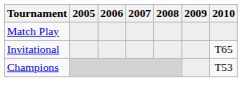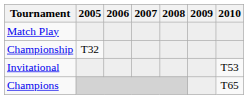+ row: (40, 49)
(224, 49) T65 -> (230, 67) T53
(224, 67) T53 -> (230, 85) T65
